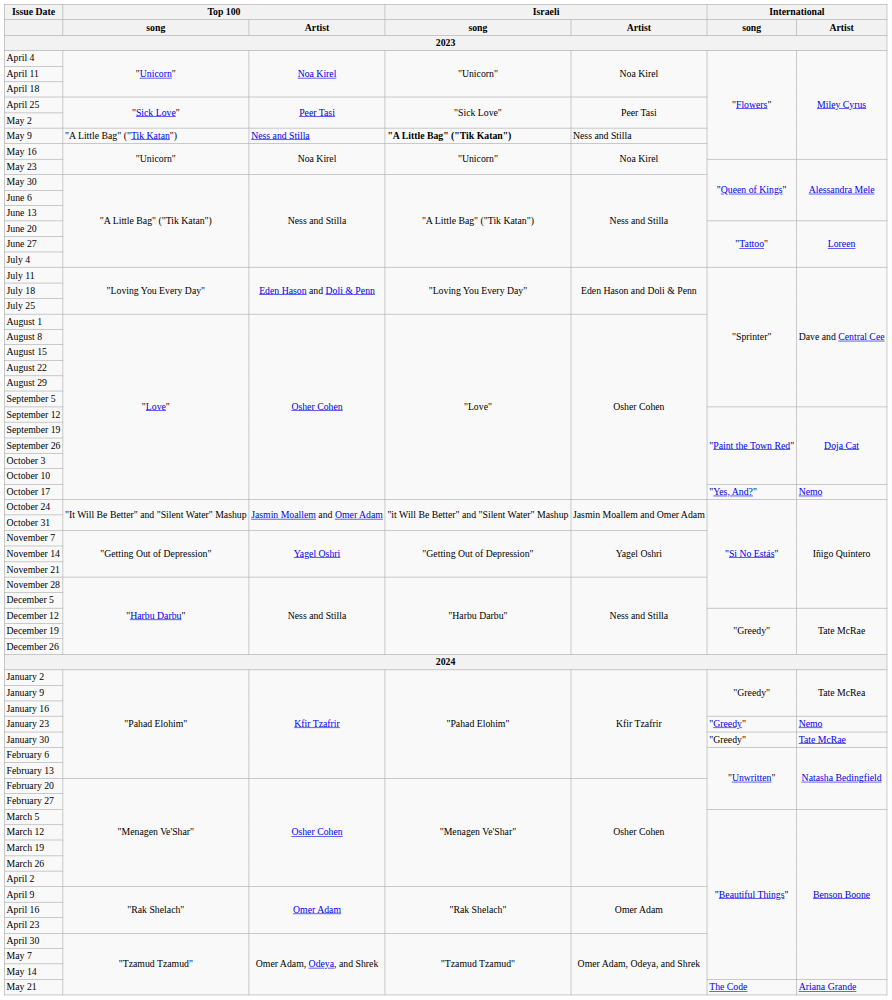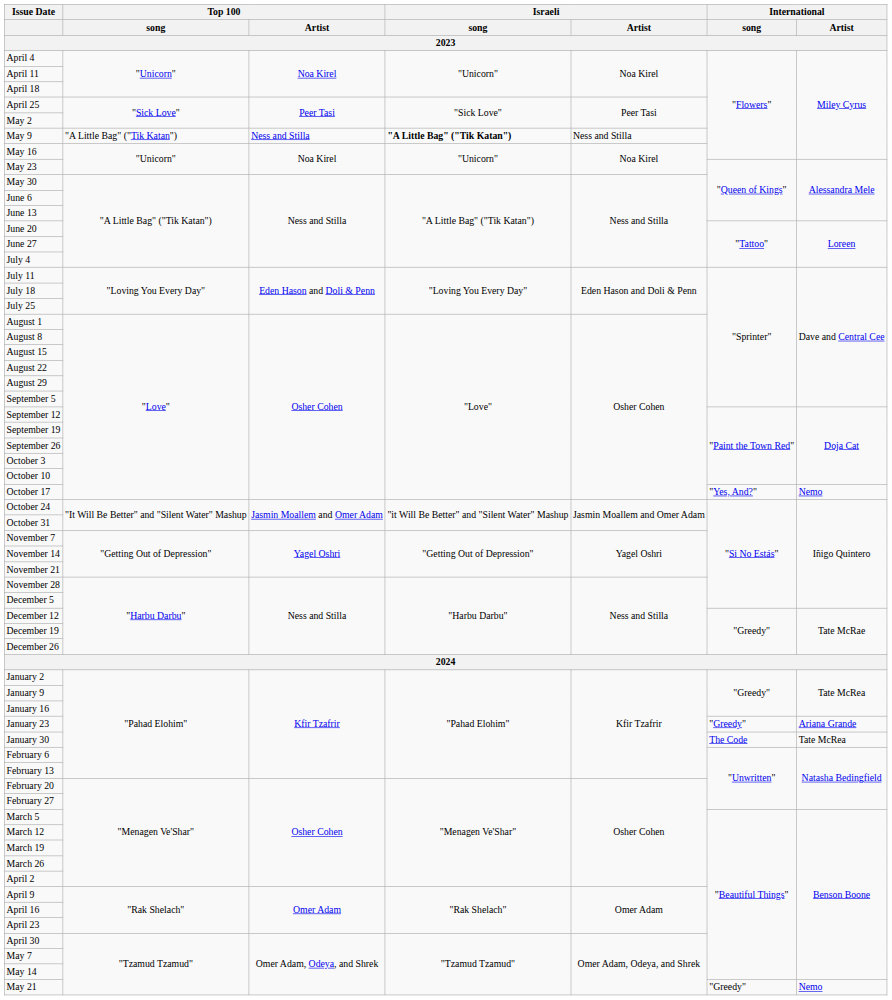(811, 724) Nemo -> (828, 724) Ariana Grande
(728, 739) "Greedy" -> (728, 739) The Code
(822, 739) Tate McRae -> (822, 739) Tate McRea
(728, 987) The Code -> (728, 987) "Greedy"
(828, 987) Ariana Grande -> (811, 987) Nemo
